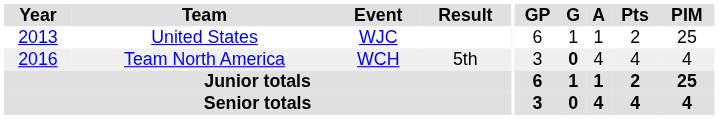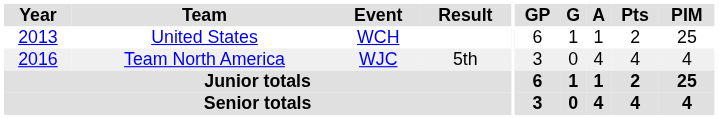(378, 37) WJC -> (378, 37) WCH
(378, 59) WCH -> (378, 59) WJC
(573, 59) bold -> (573, 59) normal
